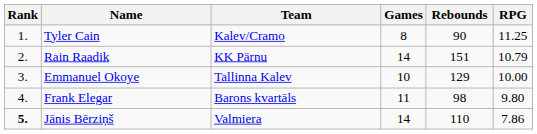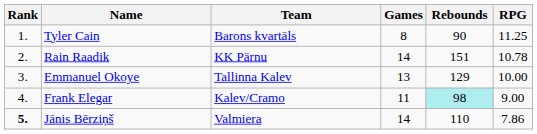(250, 35) Kalev/Cramo -> (255, 35) Barons kvartāls
(513, 56) 10.79 -> (513, 56) 10.78
(404, 77) 10 -> (404, 77) 13
(255, 98) Barons kvartāls -> (250, 98) Kalev/Cramo
(460, 98) no background -> (460, 98) paleturquoise background
(513, 98) 9.80 -> (513, 98) 9.00
